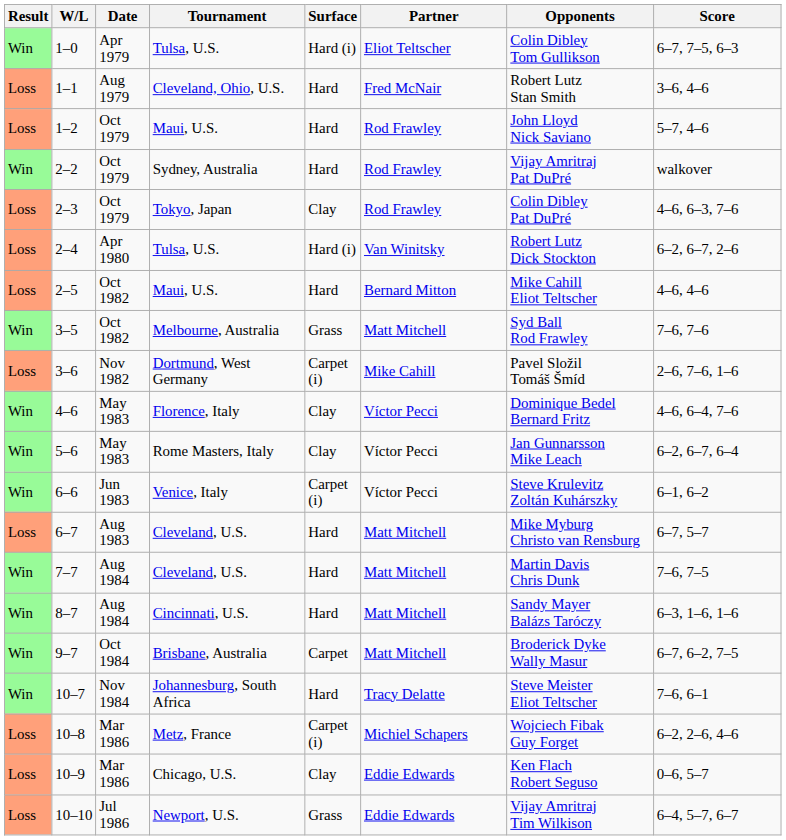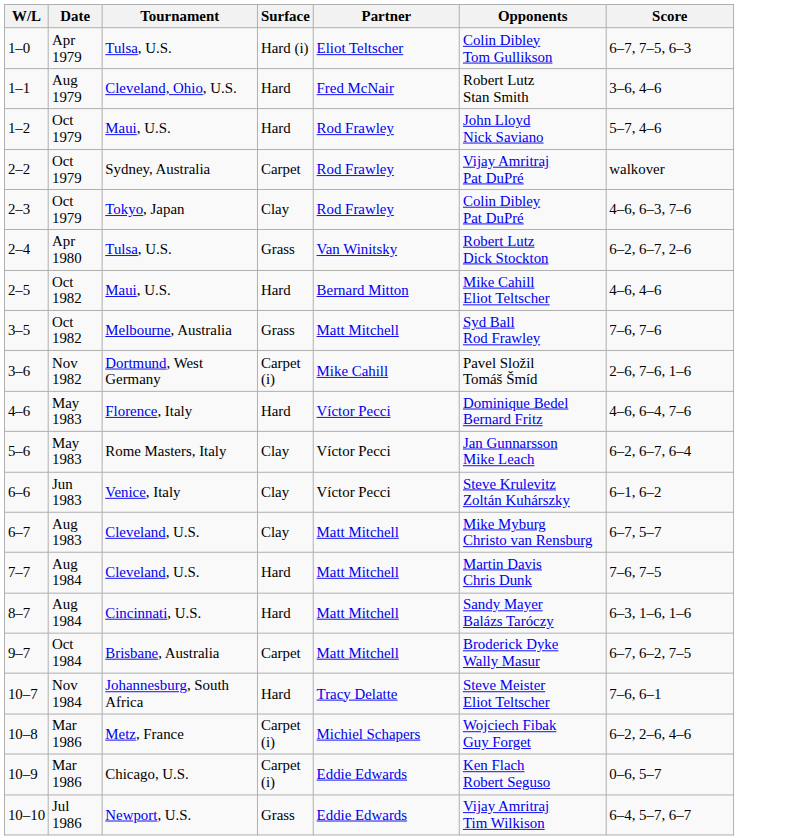- column: (28, 16)
(323, 169) Hard -> (281, 169) Carpet
(332, 249) Hard (i) -> (278, 249) Grass
(322, 411) Clay -> (276, 411) Hard
(328, 491) Carpet (i) -> (275, 491) Clay
(323, 532) Hard -> (275, 532) Clay
(322, 774) Clay -> (281, 774) Carpet (i)
